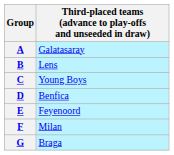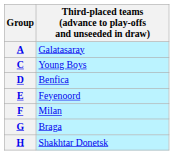- row: (20, 65)
+ row: (20, 142)
